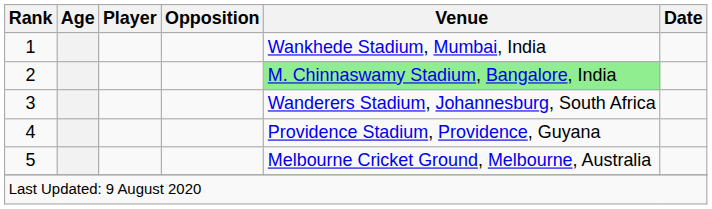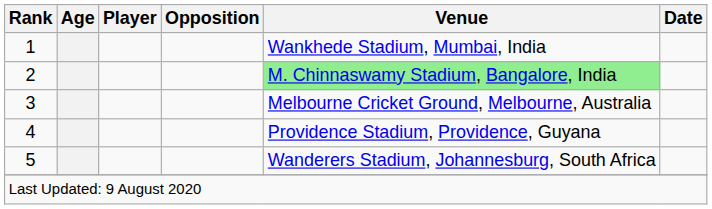(462, 103) Wanderers Stadium, Johannesburg, South Africa -> (460, 103) Melbourne Cricket Ground, Melbourne, Australia
(460, 160) Melbourne Cricket Ground, Melbourne, Australia -> (462, 160) Wanderers Stadium, Johannesburg, South Africa
